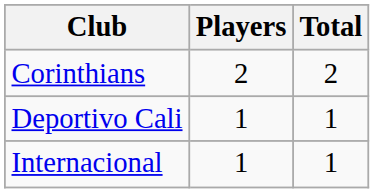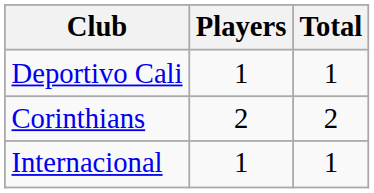rows swapped: (78, 72) <-> (97, 118)
